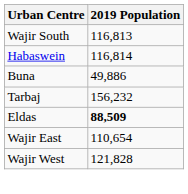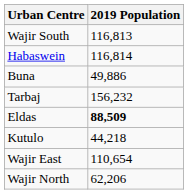+ row: (25, 138)
+ row: (38, 179)
- row: (36, 158)
